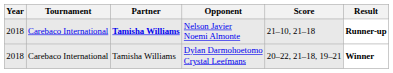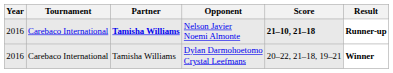(15, 31) 2018 -> (15, 31) 2016
(291, 31) normal -> (291, 31) bold
(15, 56) 2018 -> (15, 56) 2016
